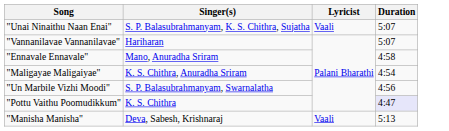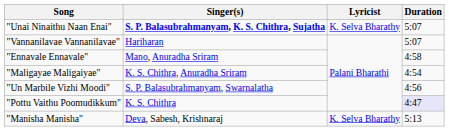(218, 27) normal -> (225, 27) bold
(324, 27) Vaali -> (365, 27) K. Selva Bharathy
(324, 118) Vaali -> (365, 118) K. Selva Bharathy
